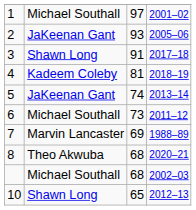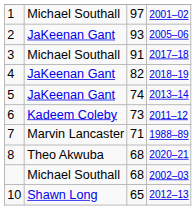(62, 54) Shawn Long -> (74, 54) Michael Southall
(72, 74) Kadeem Coleby -> (71, 74) JaKeenan Gant
(137, 74) 81 -> (137, 74) 82
(74, 114) Michael Southall -> (72, 114) Kadeem Coleby
(137, 134) 69 -> (137, 134) 71
